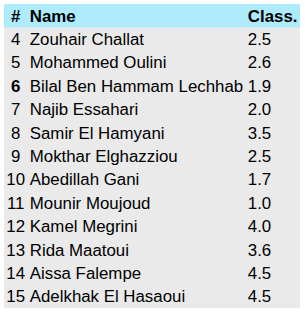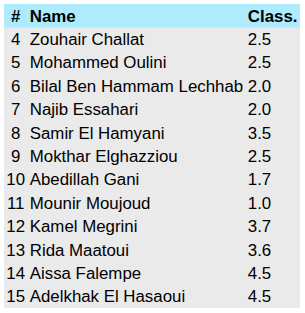(260, 62) 2.6 -> (260, 62) 2.5
(16, 86) bold -> (16, 86) normal
(260, 86) 1.9 -> (260, 86) 2.0
(260, 226) 4.0 -> (260, 226) 3.7
